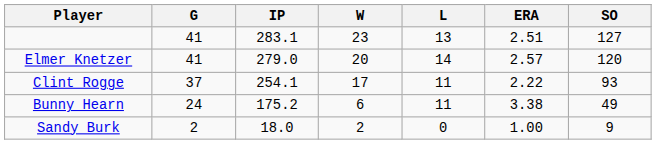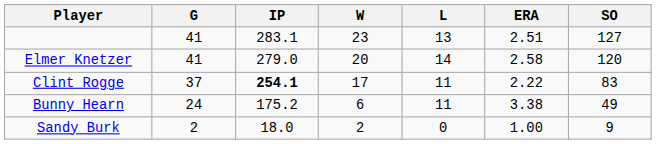(526, 61) 2.57 -> (526, 61) 2.58
(277, 83) normal -> (277, 83) bold
(610, 83) 93 -> (610, 83) 83
